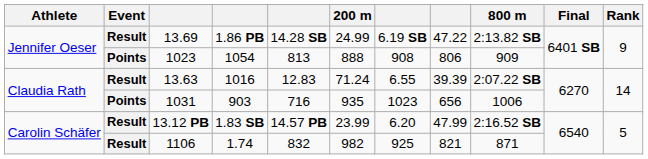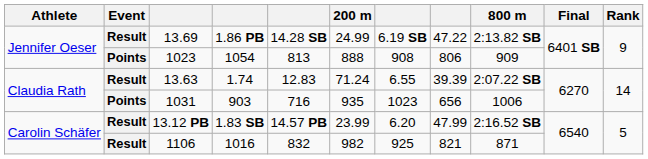(240, 80) 1016 -> (240, 80) 1.74
(240, 144) 1.74 -> (240, 144) 1016
